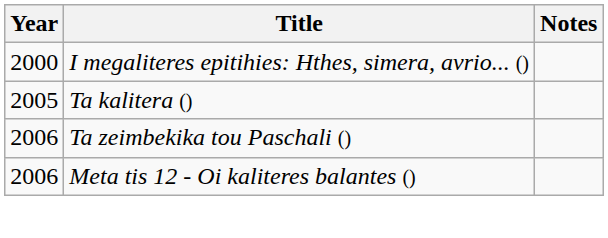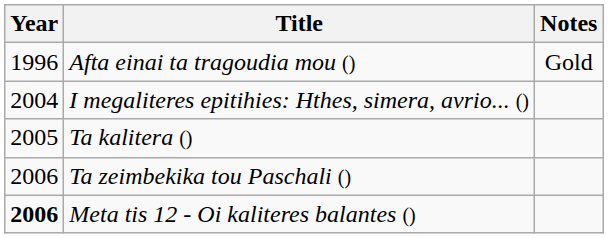+ row: (212, 61)
(34, 61) 2000 -> (34, 99) 2004
(34, 175) normal -> (34, 213) bold
